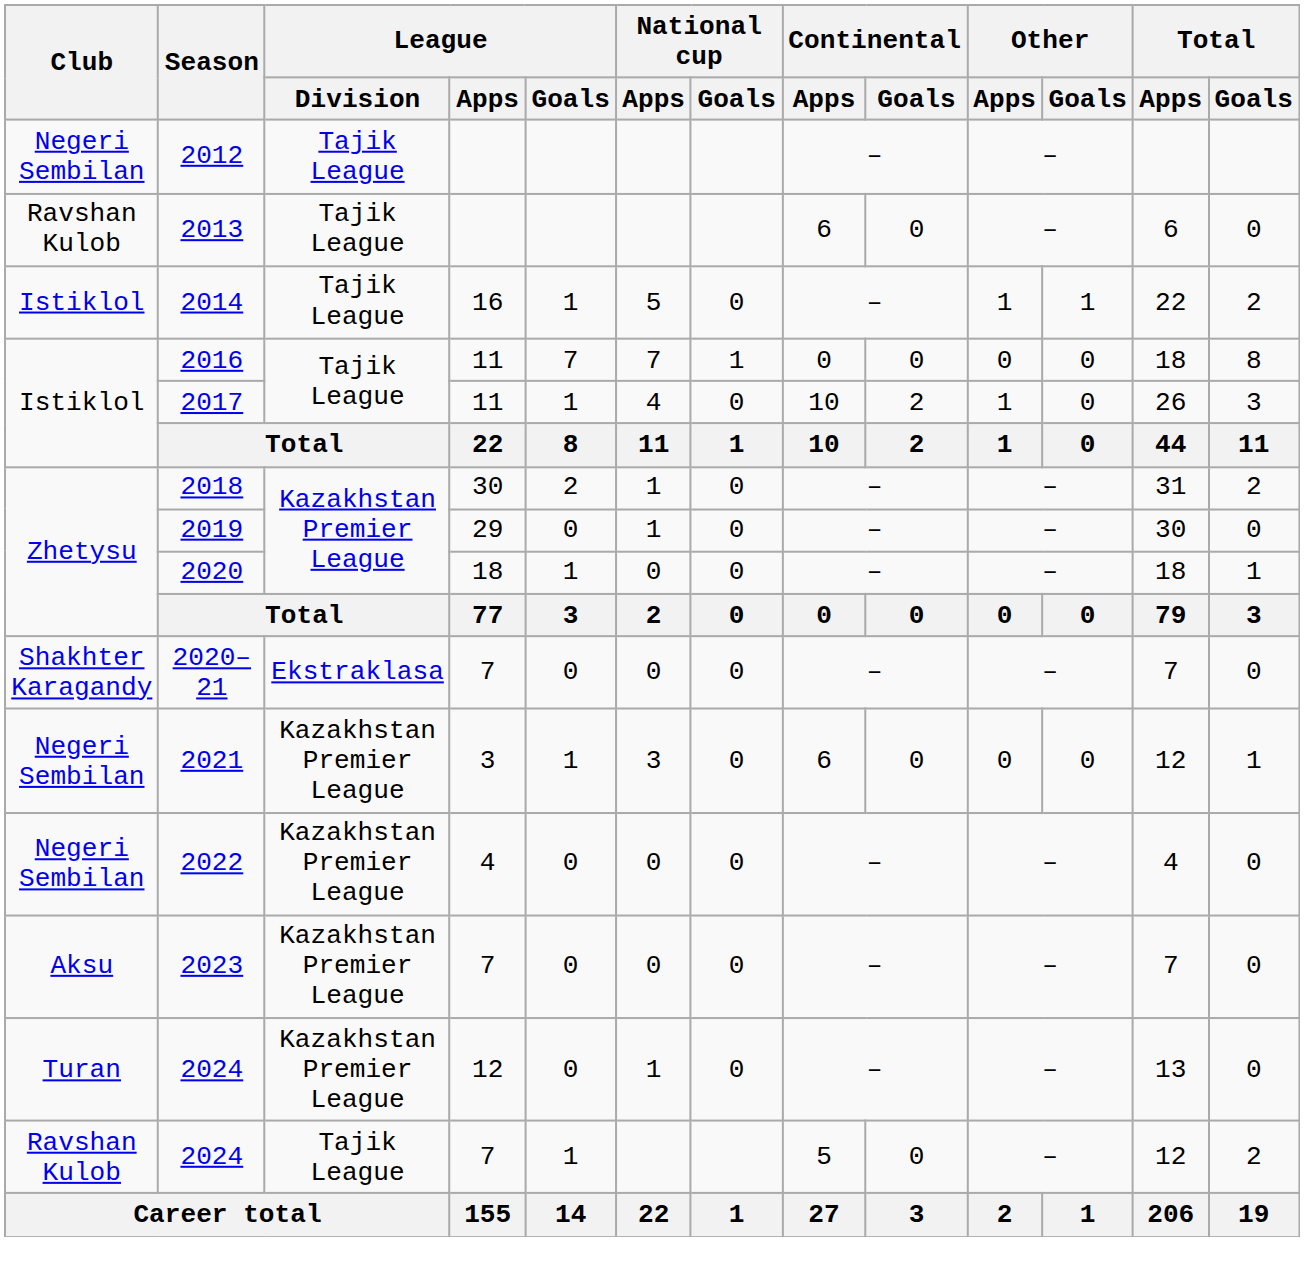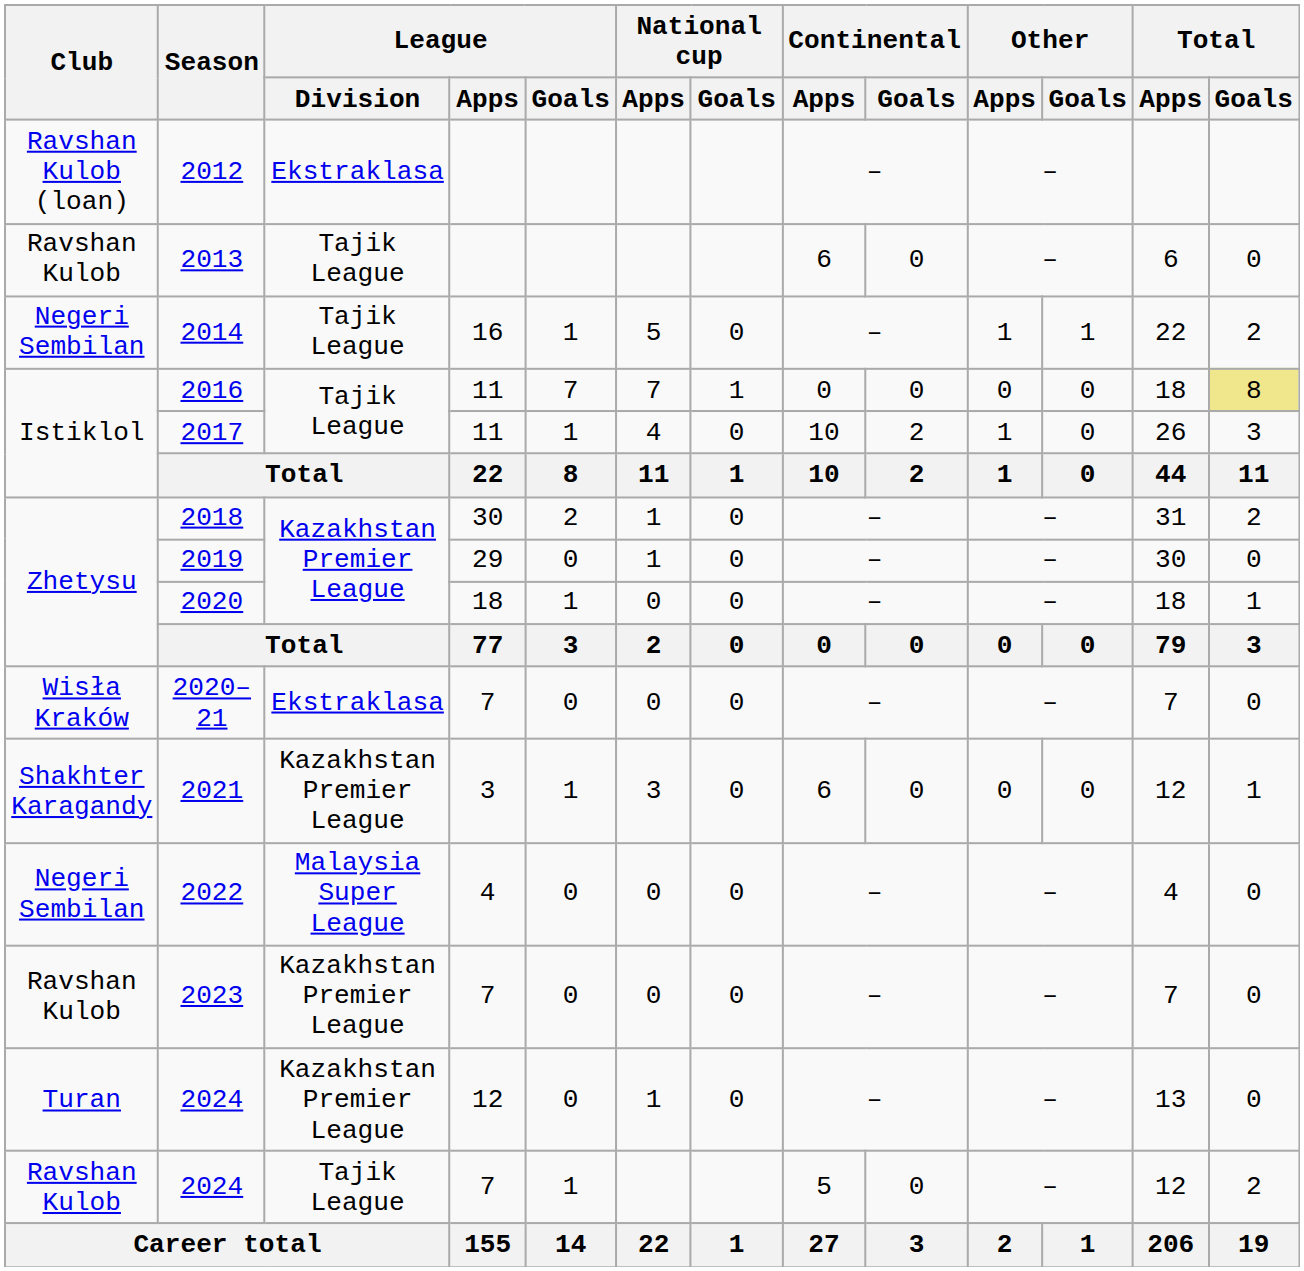(82, 157) Negeri Sembilan -> (82, 172) Ravshan Kulob (loan)
(358, 157) Tajik League -> (358, 172) Ekstraklasa
(82, 302) Istiklol -> (82, 332) Negeri Sembilan
(1254, 360) no background -> (1254, 390) khaki background
(82, 673) Shakhter Karagandy -> (82, 703) Wisła Kraków
(82, 761) Negeri Sembilan -> (82, 791) Shakhter Karagandy
(358, 864) Kazakhstan Premier League -> (358, 894) Malaysia Super League
(82, 967) Aksu -> (82, 997) Ravshan Kulob
